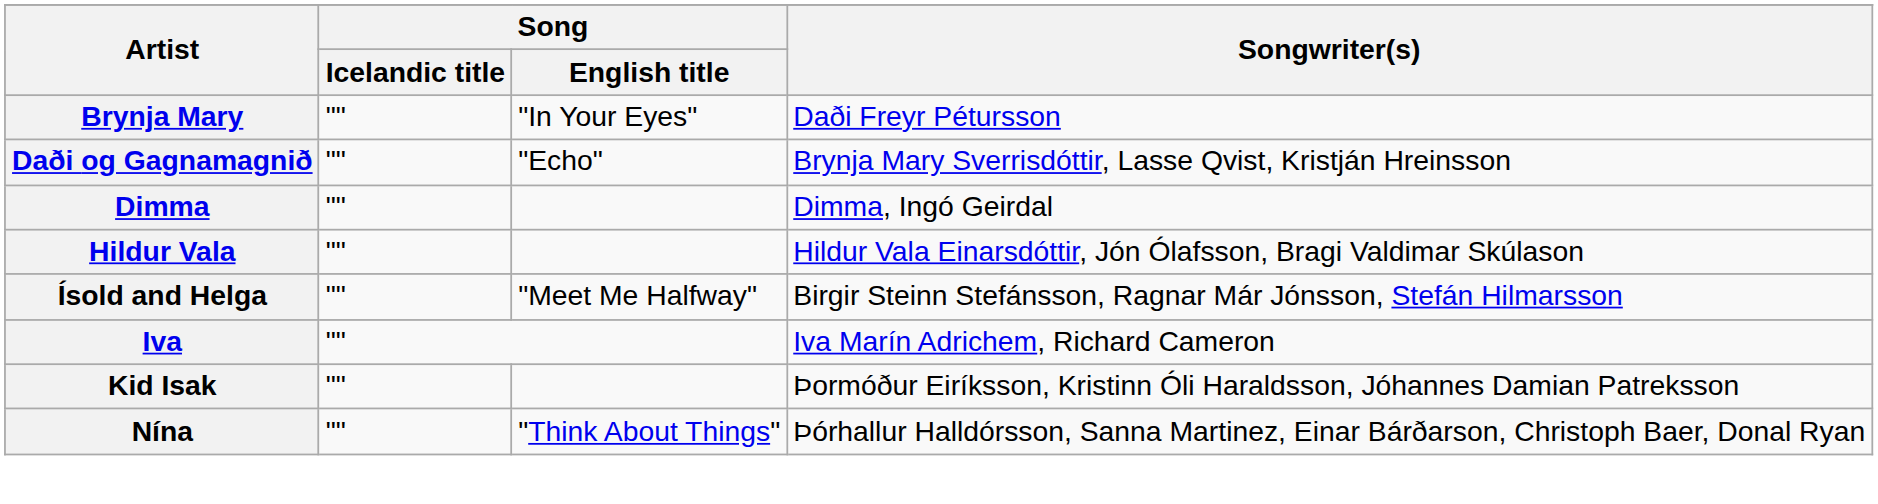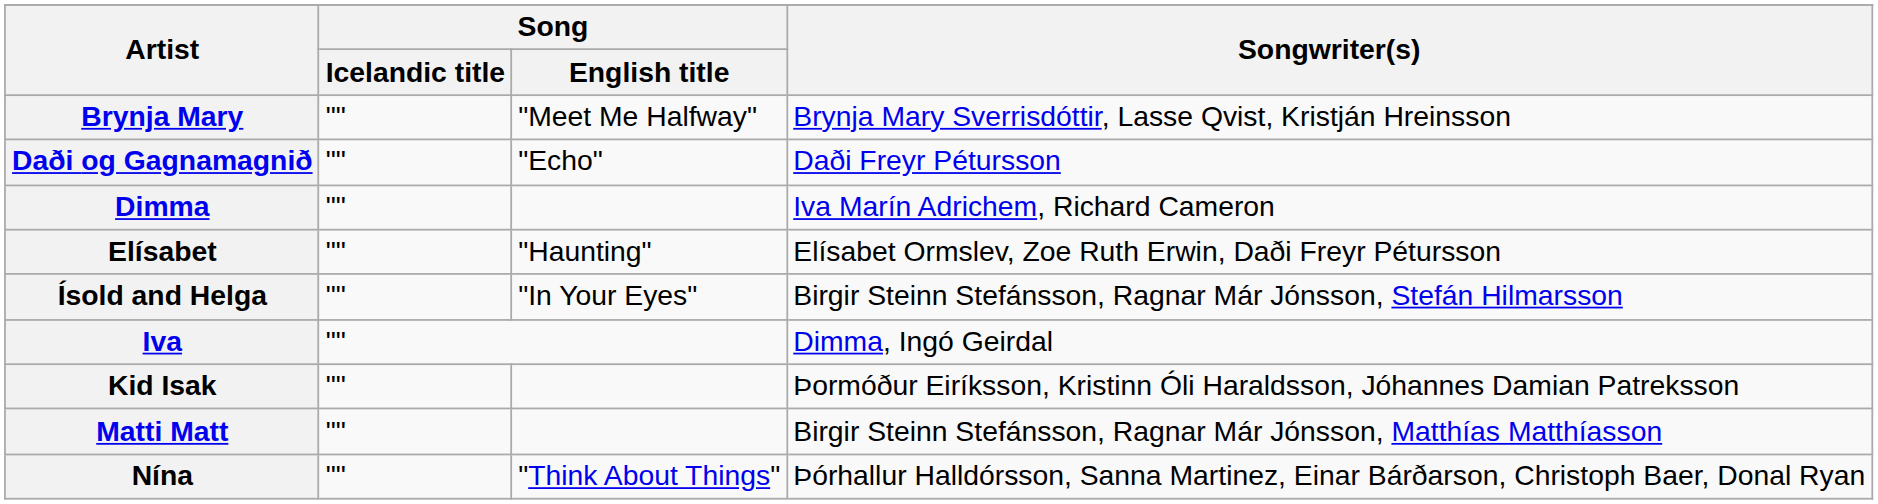(608, 116) "In Your Eyes" -> (638, 116) "Meet Me Halfway"
(927, 116) Daði Freyr Pétursson -> (1152, 116) Brynja Mary Sverrisdóttir, Lasse Qvist, Kristján Hreinsson
(1152, 161) Brynja Mary Sverrisdóttir, Lasse Qvist, Kristján Hreinsson -> (927, 161) Daði Freyr Pétursson
(923, 206) Dimma, Ingó Geirdal -> (1034, 206) Iva Marín Adrichem, Richard Cameron
+ row: (162, 251)
- row: (162, 251)
(638, 296) "Meet Me Halfway" -> (608, 296) "In Your Eyes"
(1034, 341) Iva Marín Adrichem, Richard Cameron -> (923, 341) Dimma, Ingó Geirdal
+ row: (162, 431)
